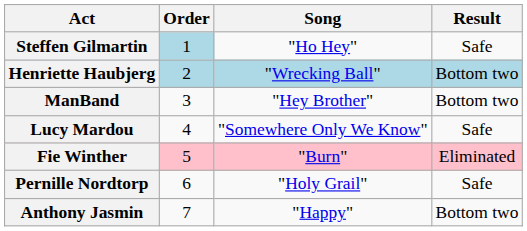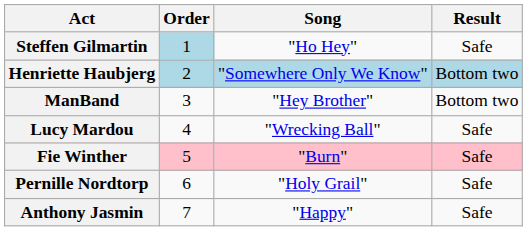(323, 73) "Wrecking Ball" -> (323, 73) "Somewhere Only We Know"
(323, 128) "Somewhere Only We Know" -> (323, 128) "Wrecking Ball"
(477, 156) Eliminated -> (477, 156) Safe
(477, 211) Bottom two -> (477, 211) Safe
